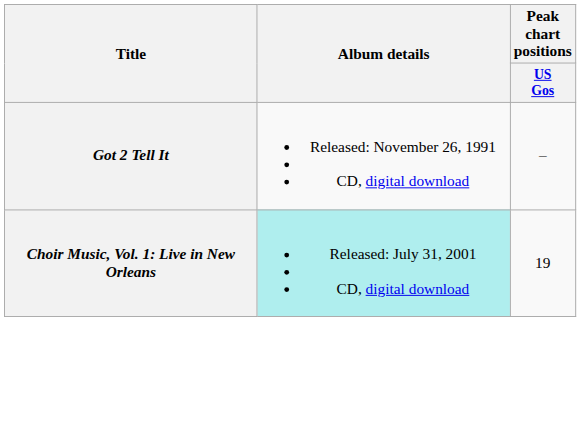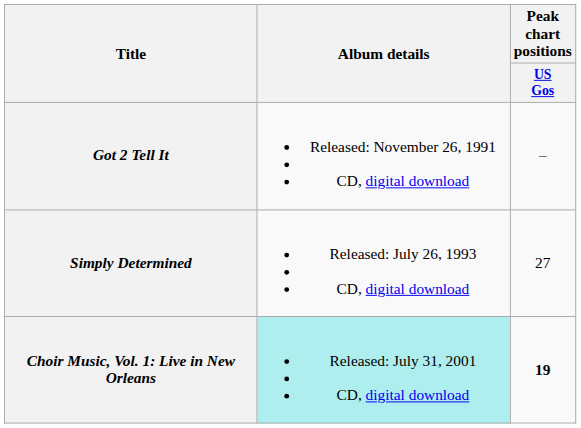+ row: (131, 262)
(543, 262) normal -> (543, 369) bold
